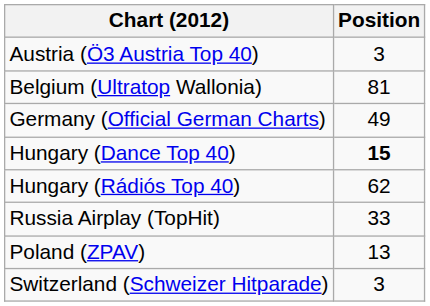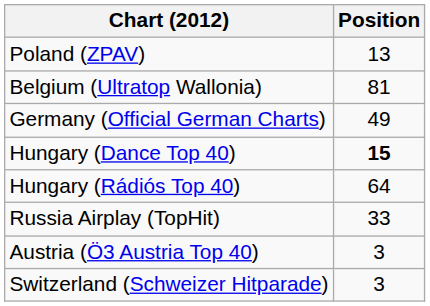rows swapped: (134, 53) <-> (77, 251)
(379, 185) 62 -> (379, 185) 64
